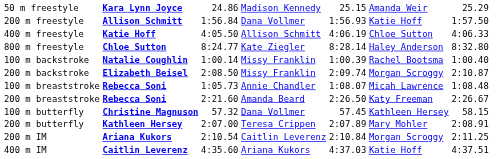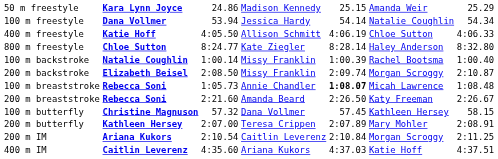+ row: (44, 21)
- row: (44, 21)
(348, 86) normal -> (348, 86) bold
